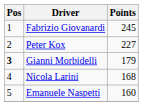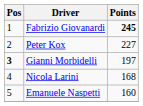(128, 28) normal -> (128, 28) bold
(128, 60) 179 -> (128, 60) 197
